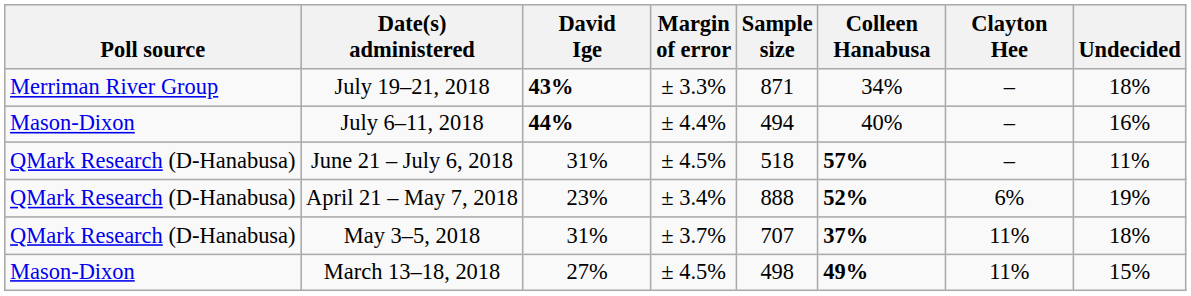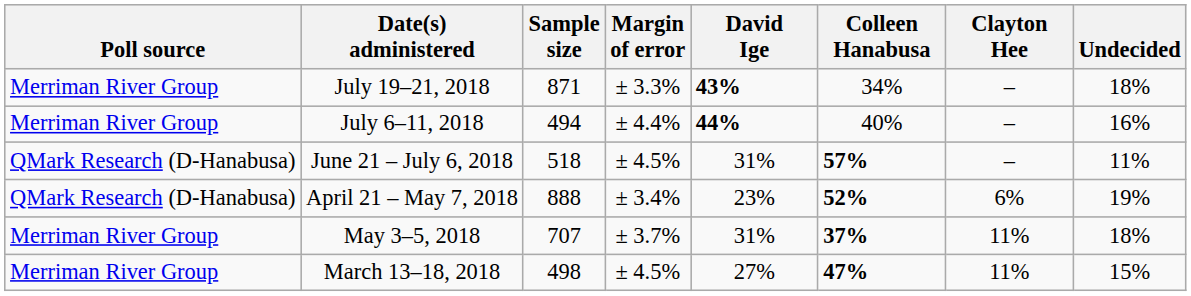columns swapped: (777, 36) <-> (587, 36)
(72, 124) Mason-Dixon -> (114, 124) Merriman River Group
(153, 235) QMark Research (D-Hanabusa) -> (114, 235) Merriman River Group
(72, 272) Mason-Dixon -> (114, 272) Merriman River Group
(846, 272) 49% -> (846, 272) 47%
